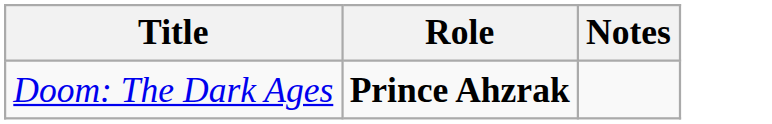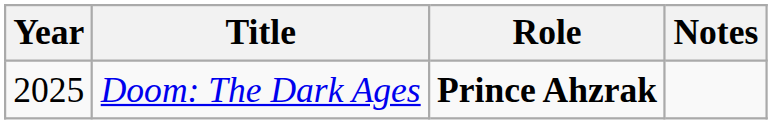+ column: (49, 32)
